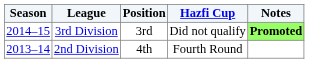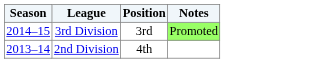- column: (208, 13)
(276, 31) bold -> (194, 31) normal
